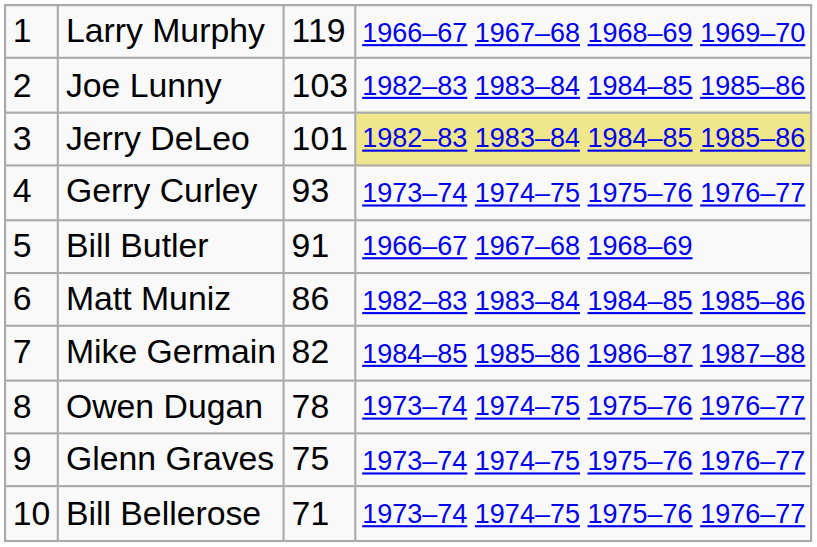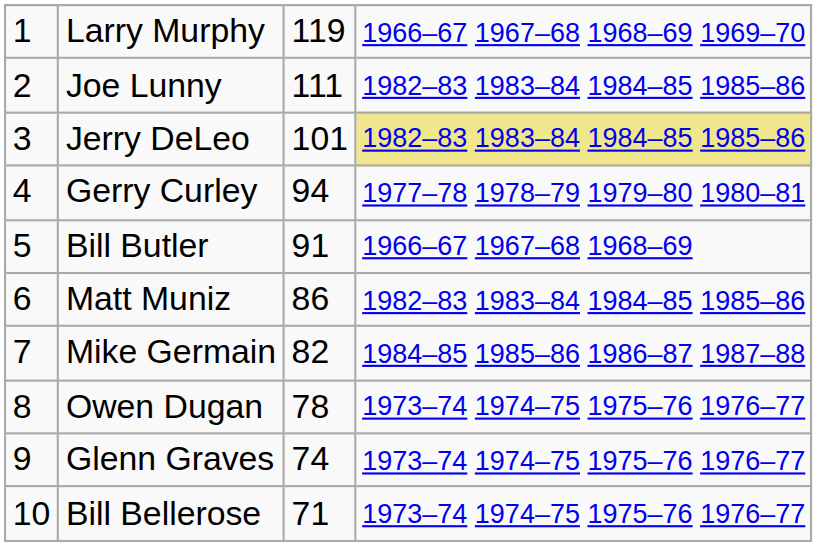(320, 84) 103 -> (317, 84) 111
(310, 191) 93 -> (310, 191) 94
(584, 192) 1973–74 1974–75 1975–76 1976–77 -> (584, 192) 1977–78 1978–79 1979–80 1980–81
(310, 459) 75 -> (310, 459) 74
